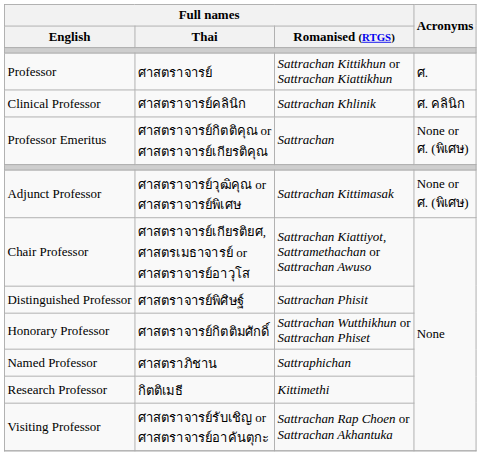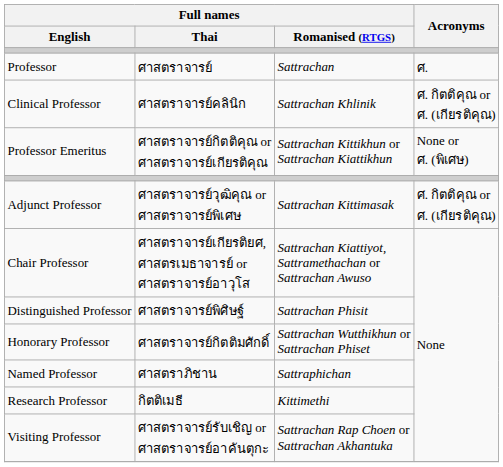(339, 72) Sattrachan Kittikhun or Sattrachan Kiattikhun -> (306, 67) Sattrachan
(441, 104) ศ. คลินิก -> (456, 105) ศ. กิตติคุณ or ศ. (เกียรติคุณ)
(306, 140) Sattrachan -> (339, 151) Sattrachan Kittikhun or Sattrachan Kiattikhun
(443, 193) None or ศ. (พิเศษ) -> (456, 206) ศ. กิตติคุณ or ศ. (เกียรติคุณ)
